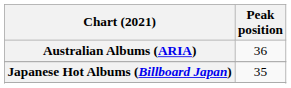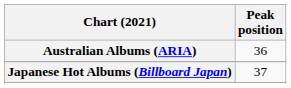(260, 72) 35 -> (260, 72) 37
